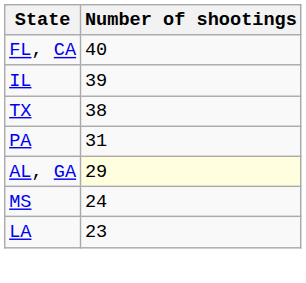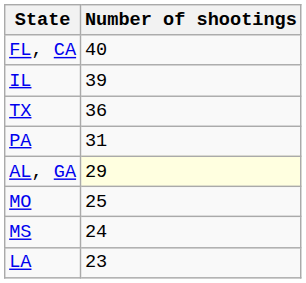(96, 111) 38 -> (96, 111) 36
+ row: (20, 202)
